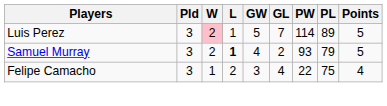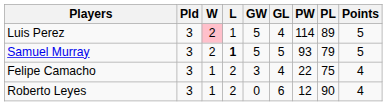(281, 33) 7 -> (281, 33) 4
(257, 52) 4 -> (257, 52) 5
(281, 52) 2 -> (281, 52) 5
+ row: (47, 91)
